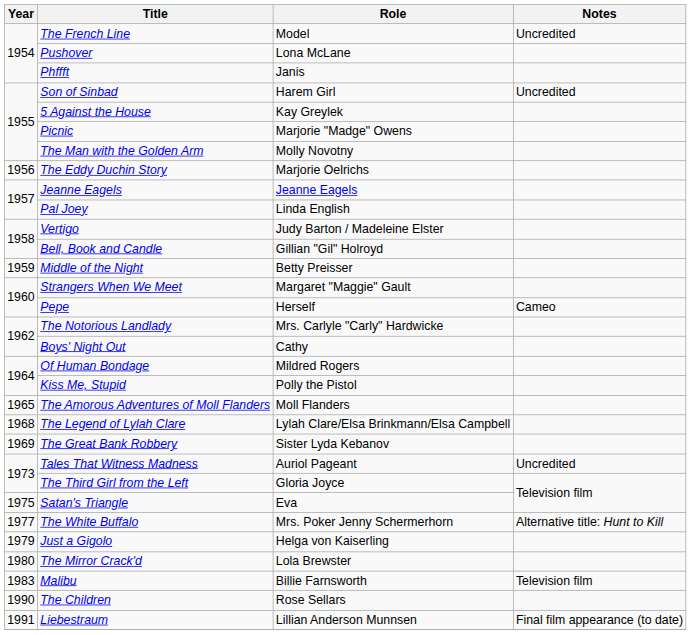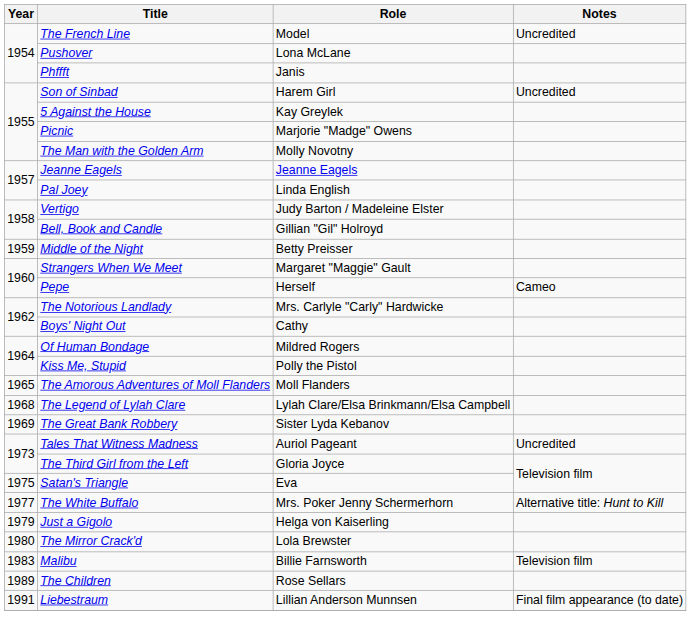- row: (104, 170)
(21, 600) 1990 -> (21, 580) 1989
